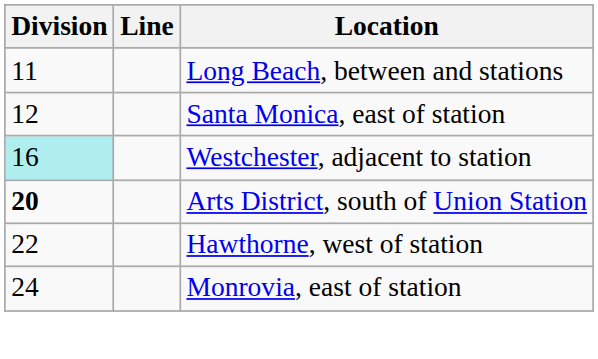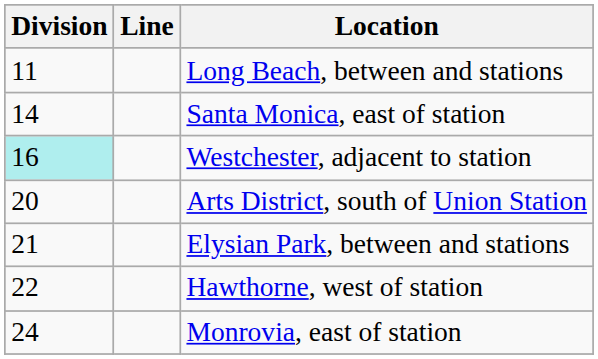(25, 113) 12 -> (25, 113) 14
(25, 200) bold -> (25, 200) normal
+ row: (378, 244)
